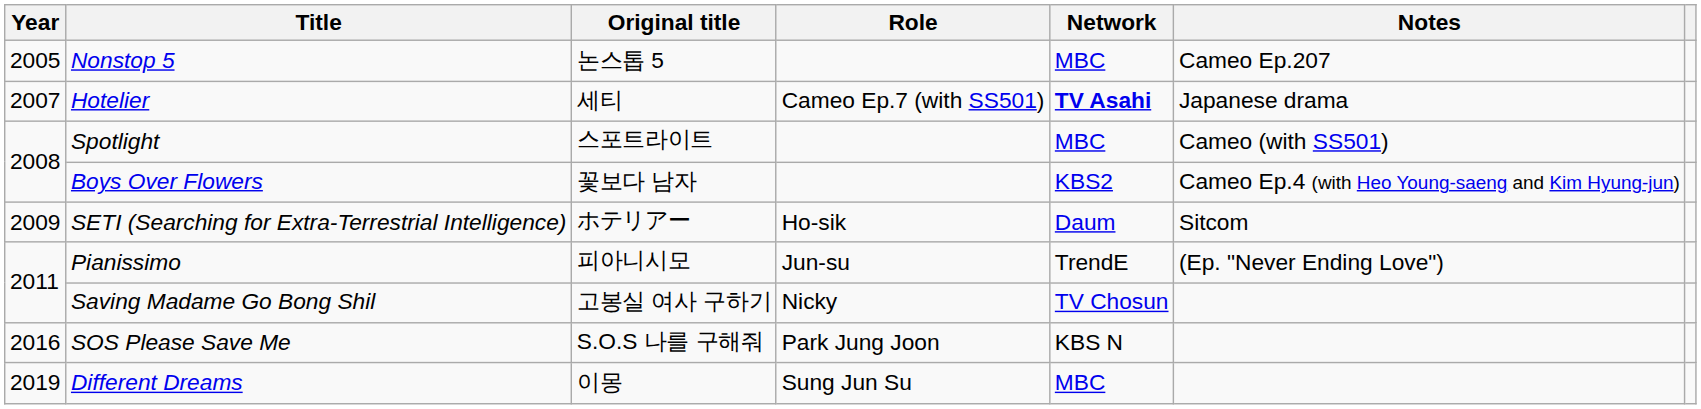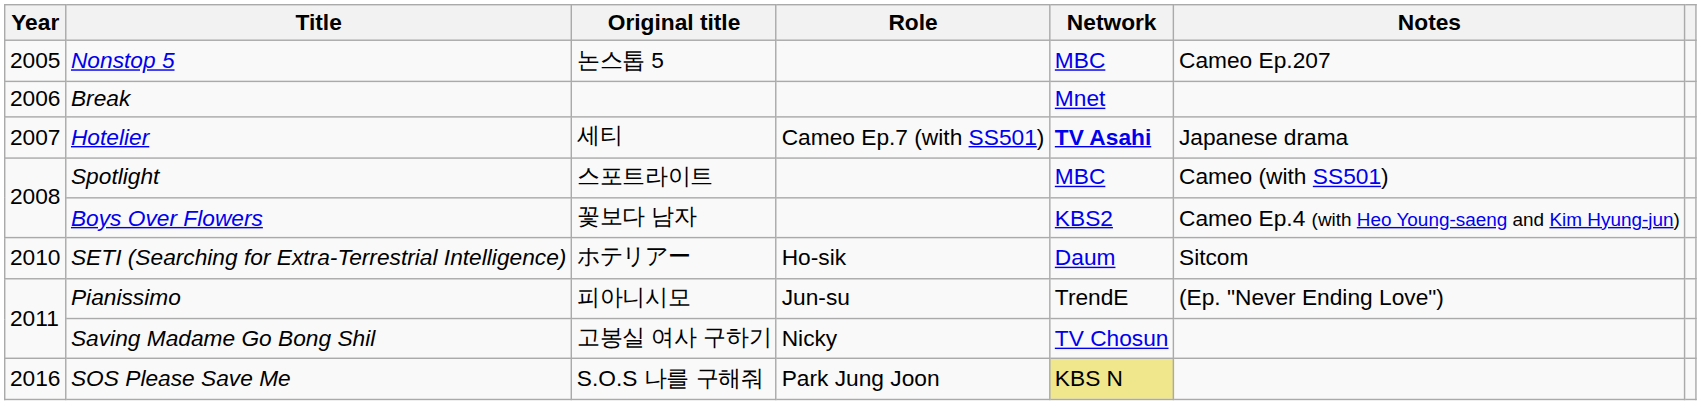+ row: (101, 98)
(35, 221) 2009 -> (35, 257) 2010
(1089, 342) no background -> (1089, 378) khaki background
- row: (157, 383)
